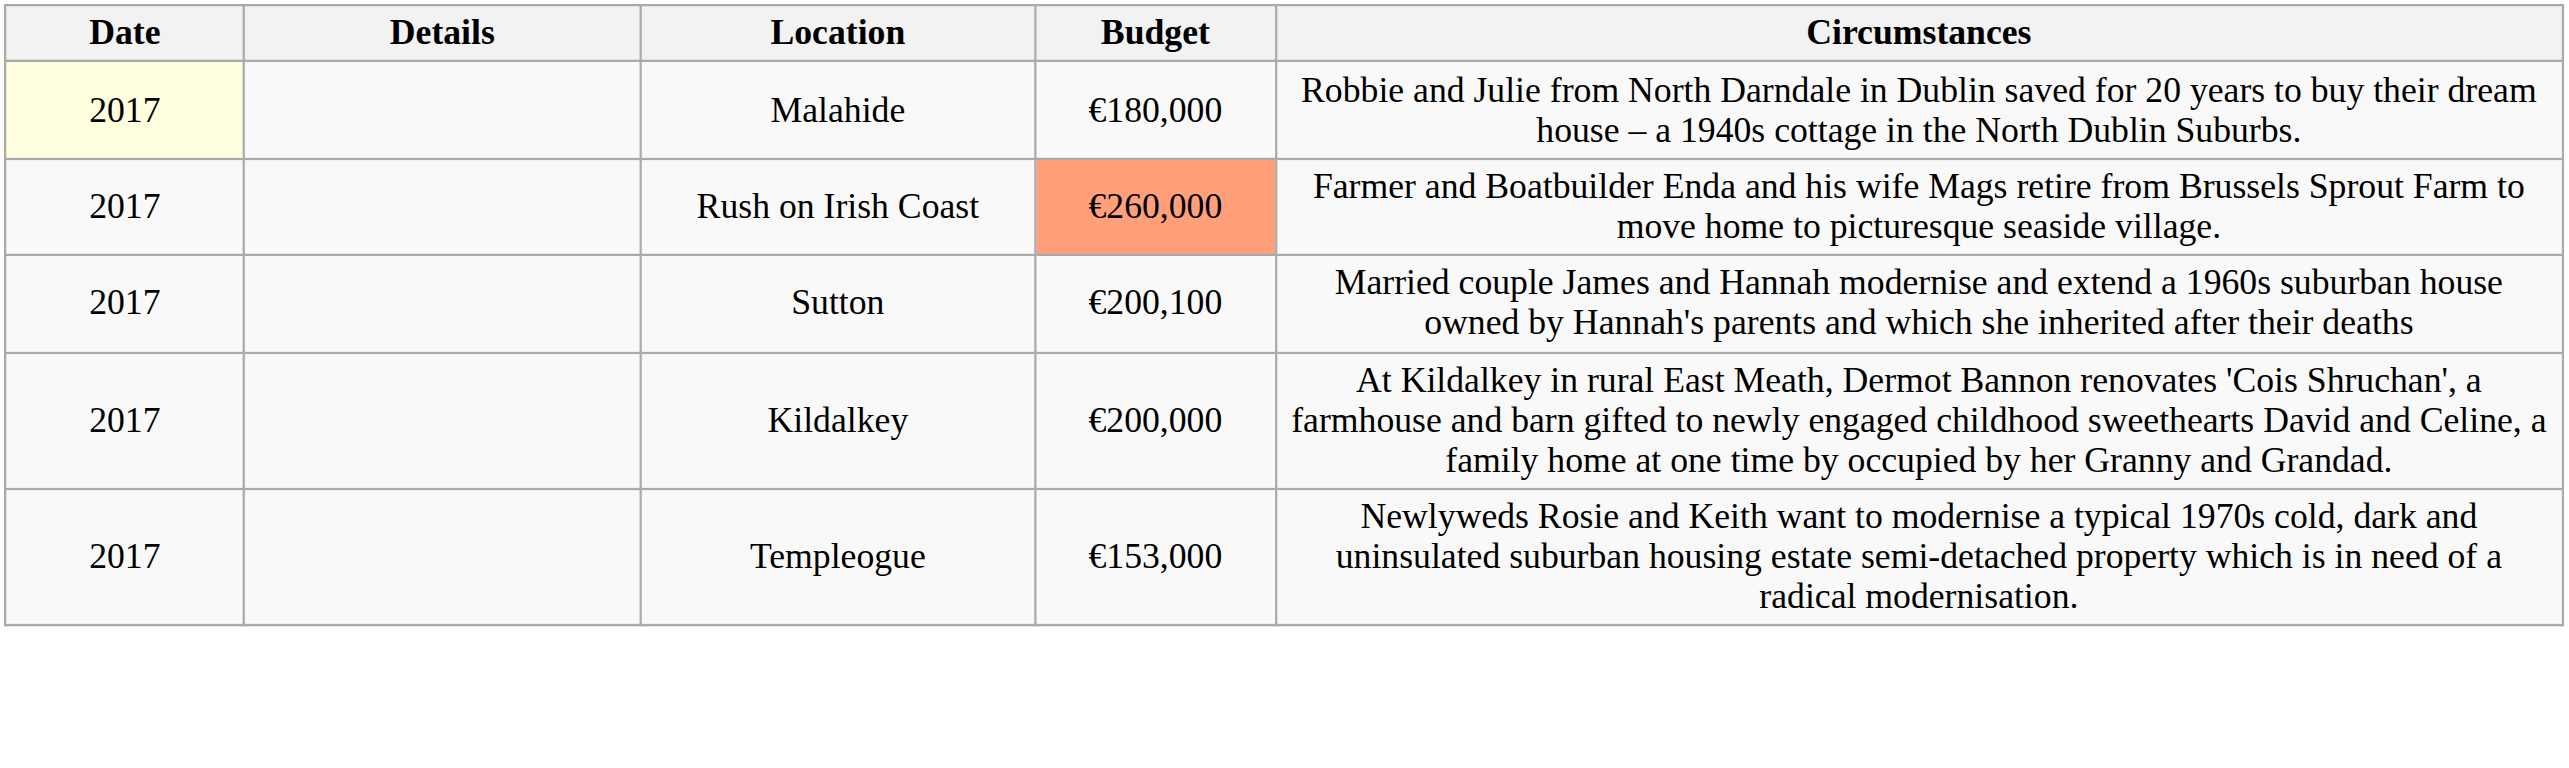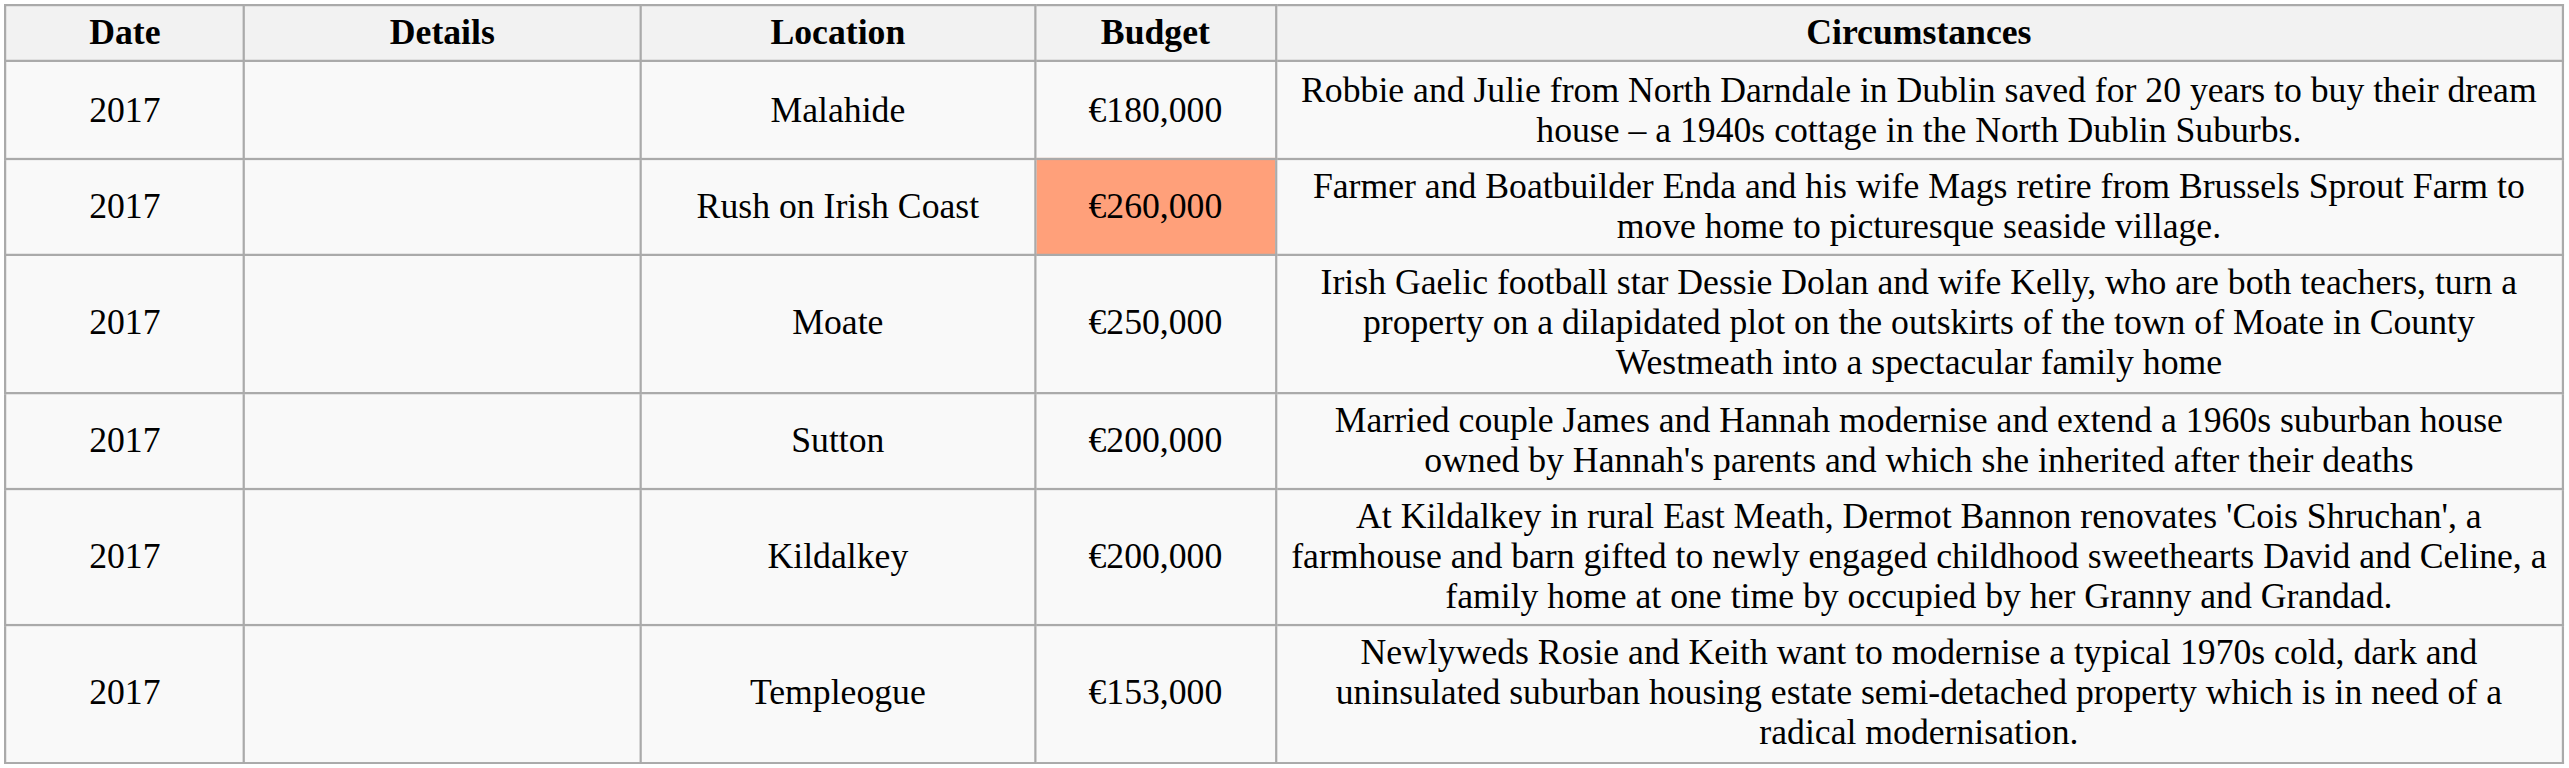(125, 109) lightyellow background -> (125, 109) no background
+ row: (838, 322)
(1155, 302) €200,100 -> (1155, 439) €200,000
